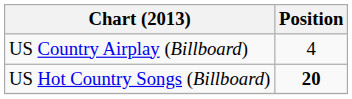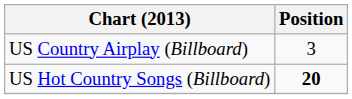(311, 49) 4 -> (311, 49) 3
